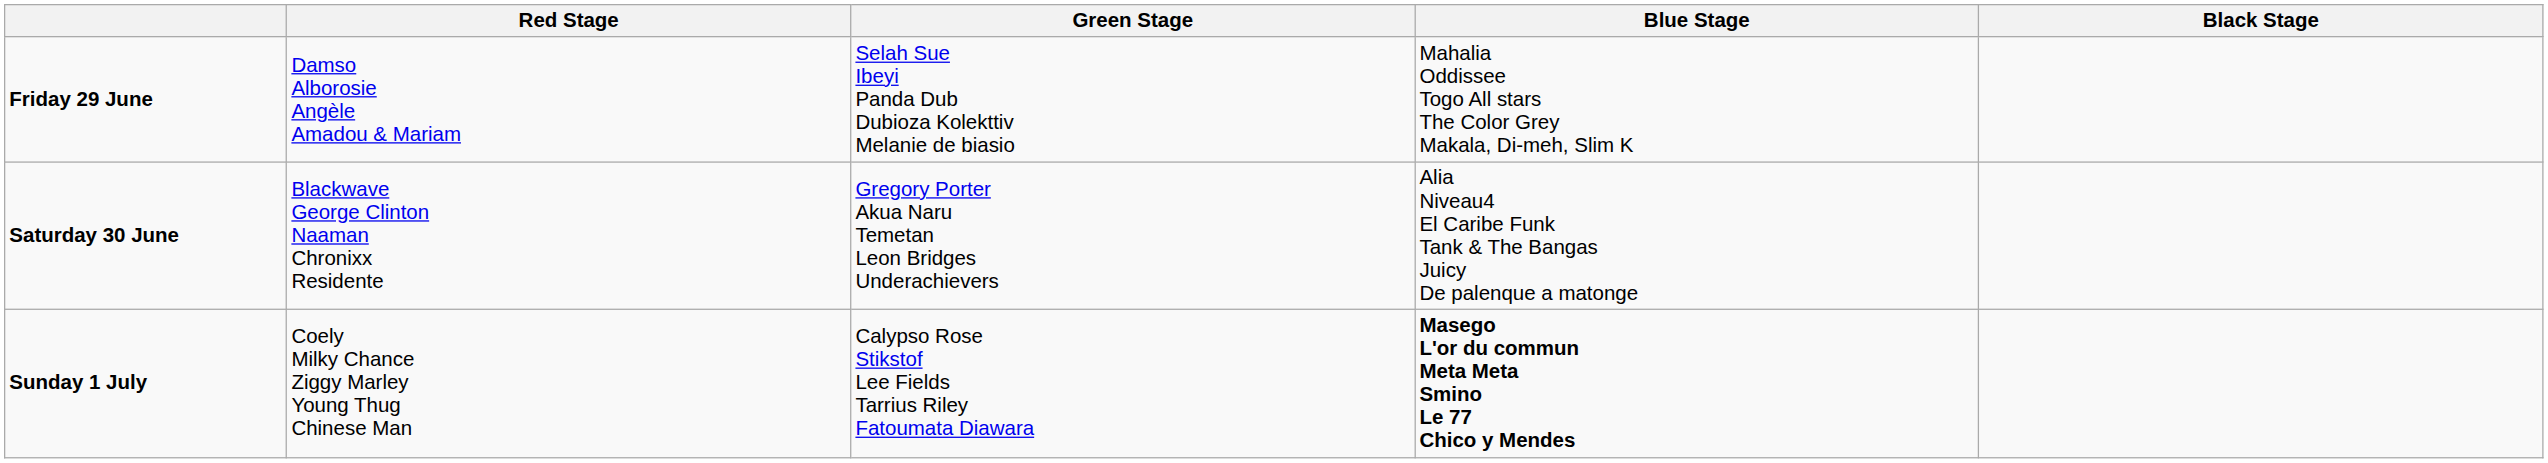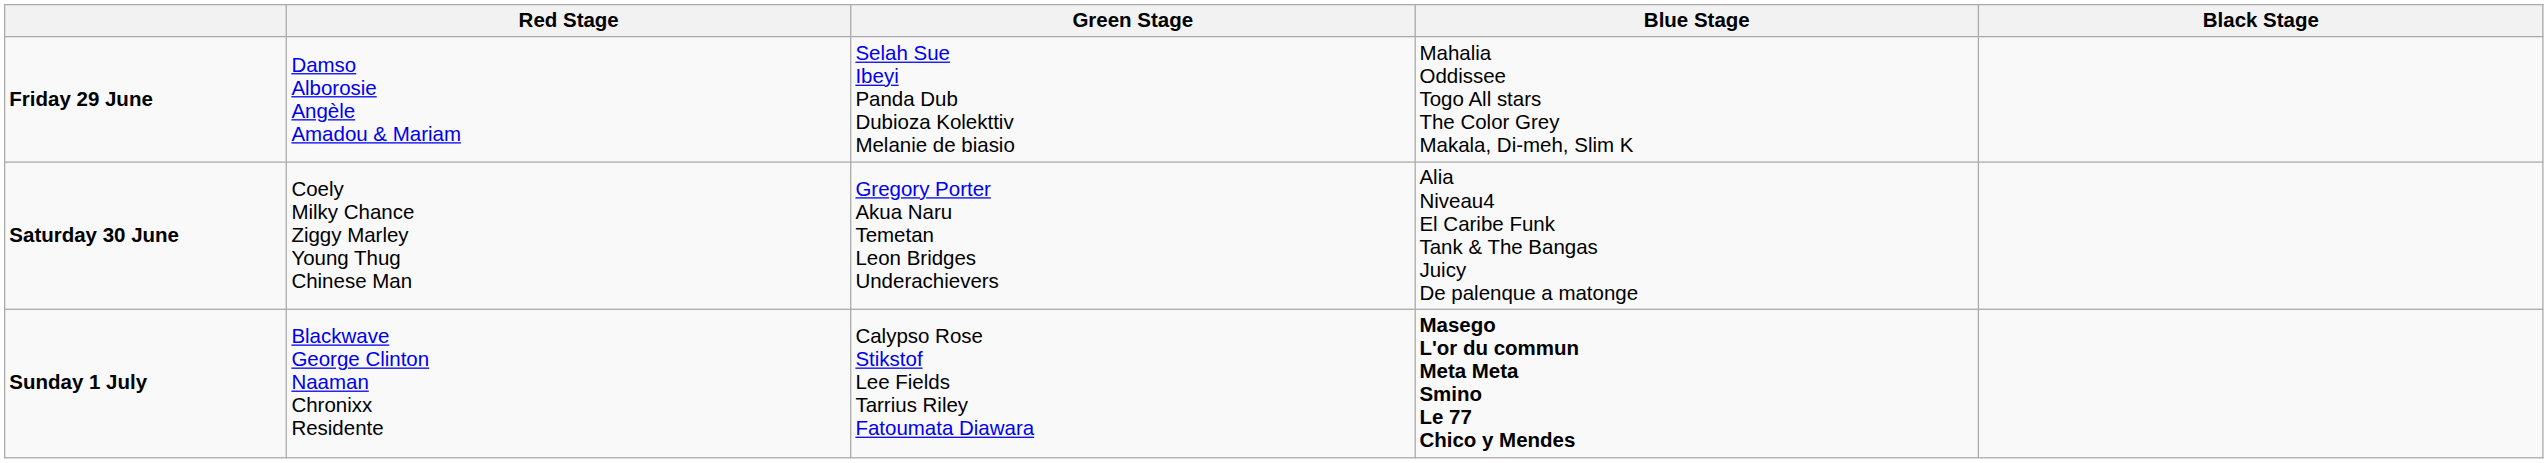(360, 235) Blackwave George Clinton Naaman Chronixx Residente -> (353, 235) Coely Milky Chance Ziggy Marley Young Thug Chinese Man
(353, 383) Coely Milky Chance Ziggy Marley Young Thug Chinese Man -> (360, 383) Blackwave George Clinton Naaman Chronixx Residente
